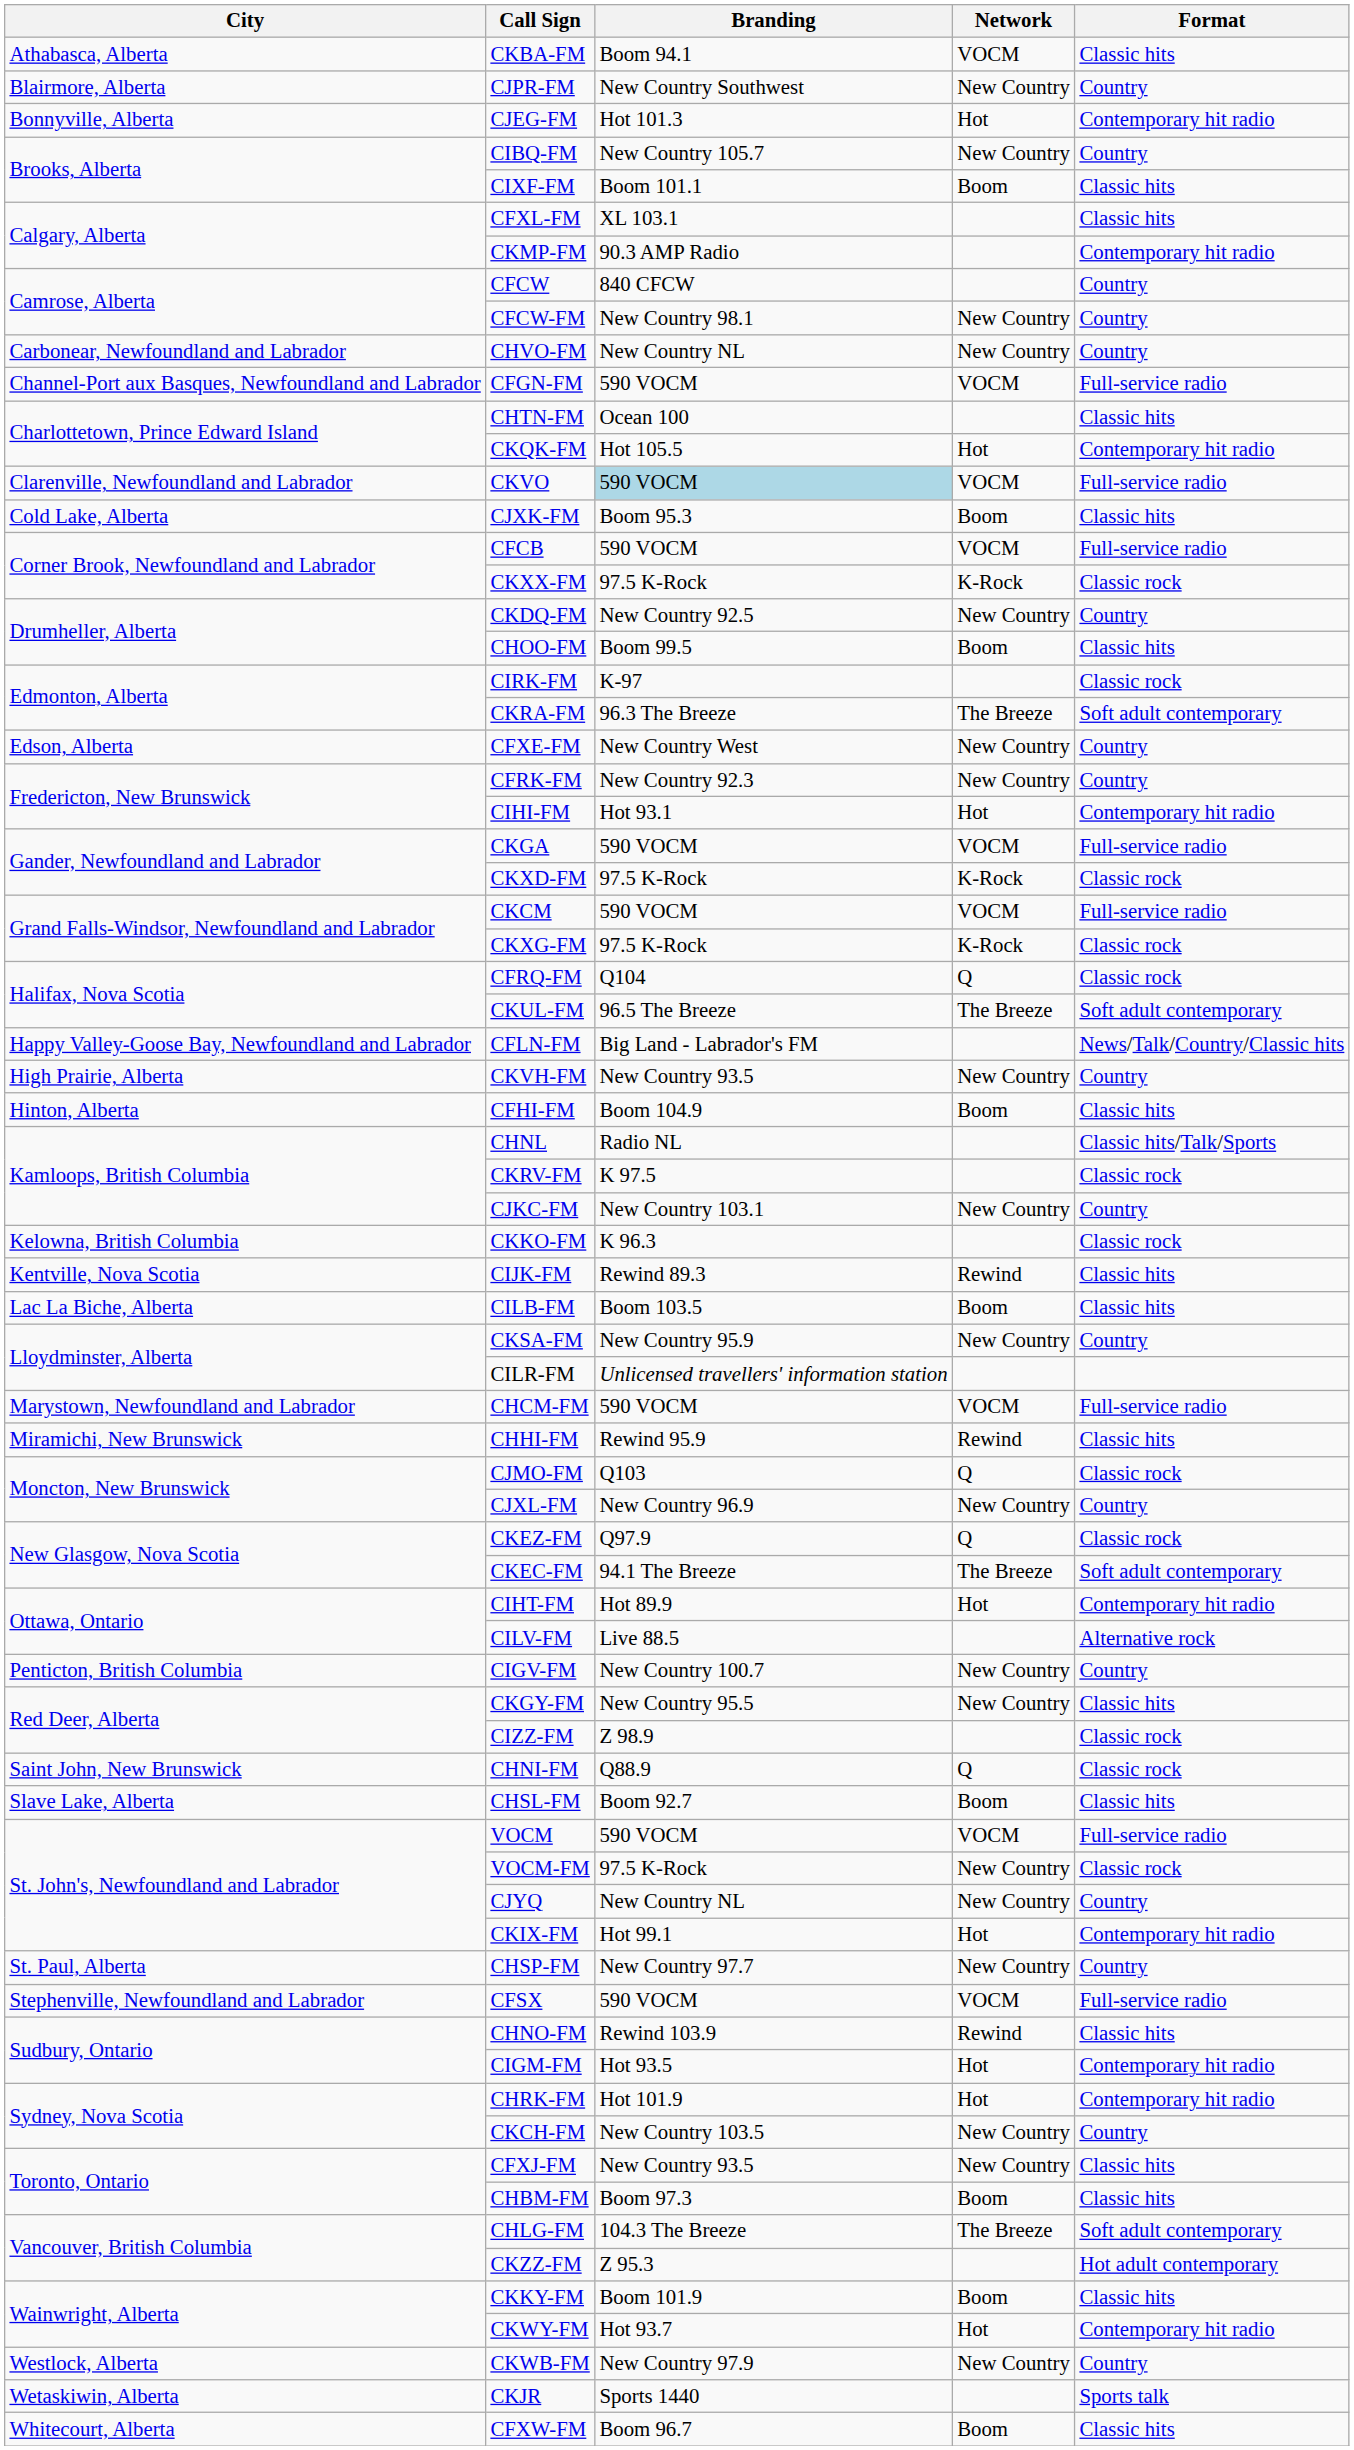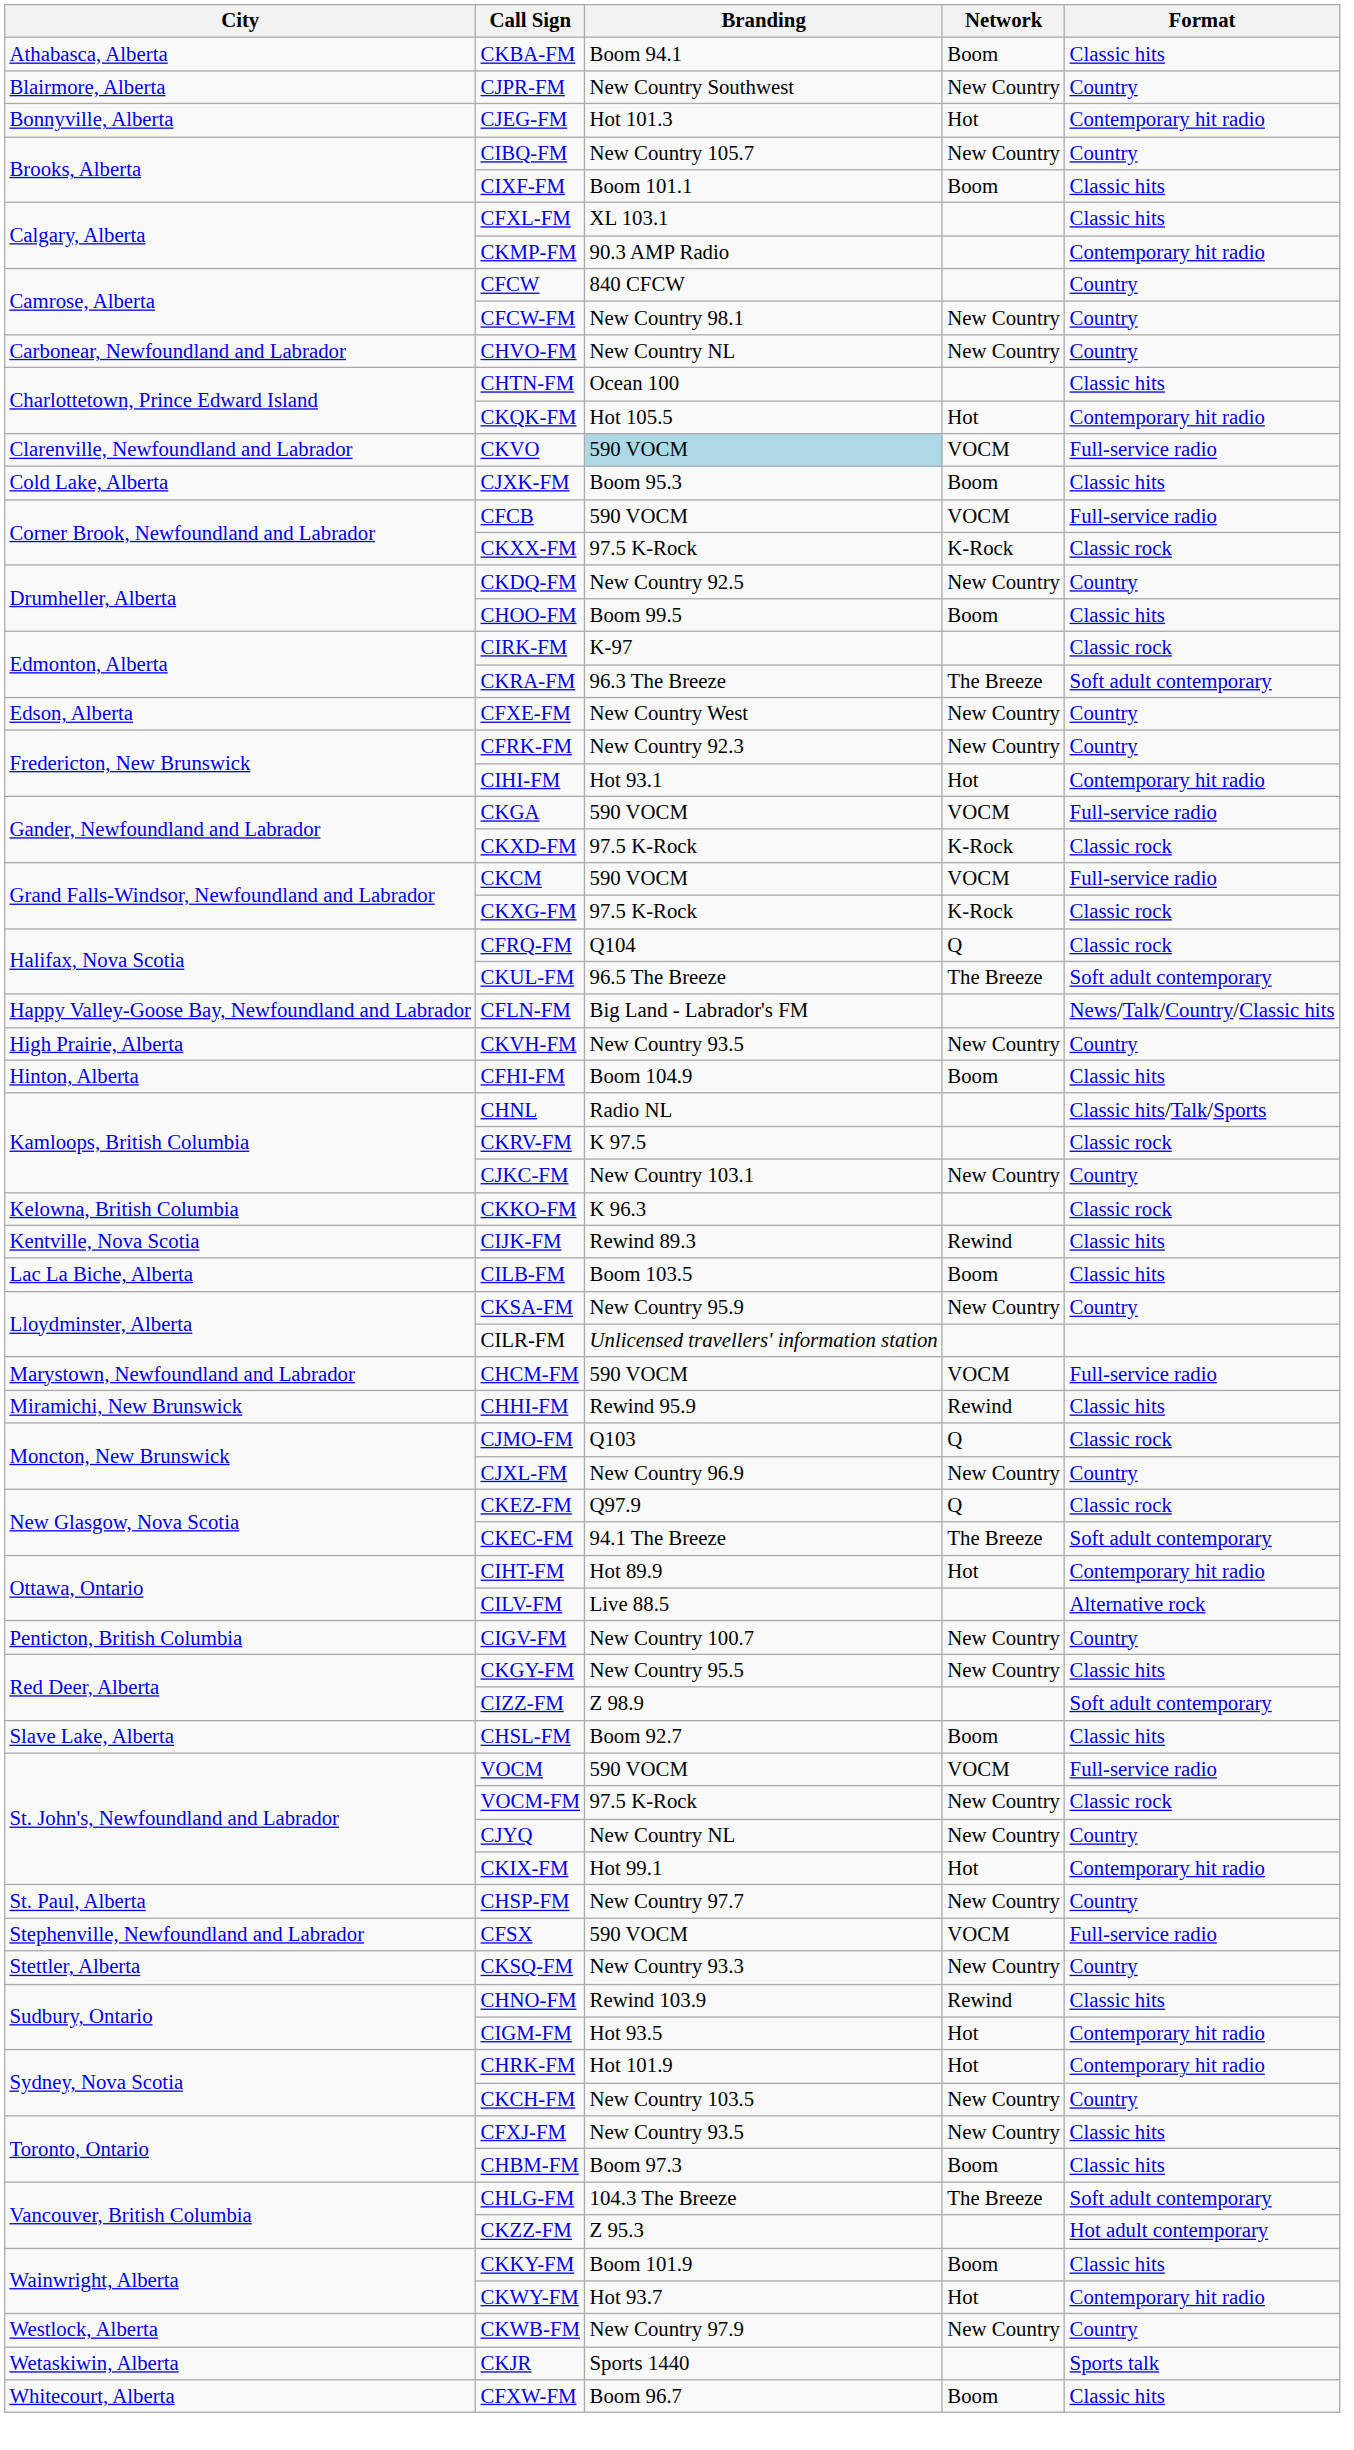(988, 53) VOCM -> (973, 53) Boom
- row: (537, 383)
(1131, 1736) Classic rock -> (1171, 1703) Soft adult contemporary
- row: (534, 1769)
+ row: (527, 1967)
